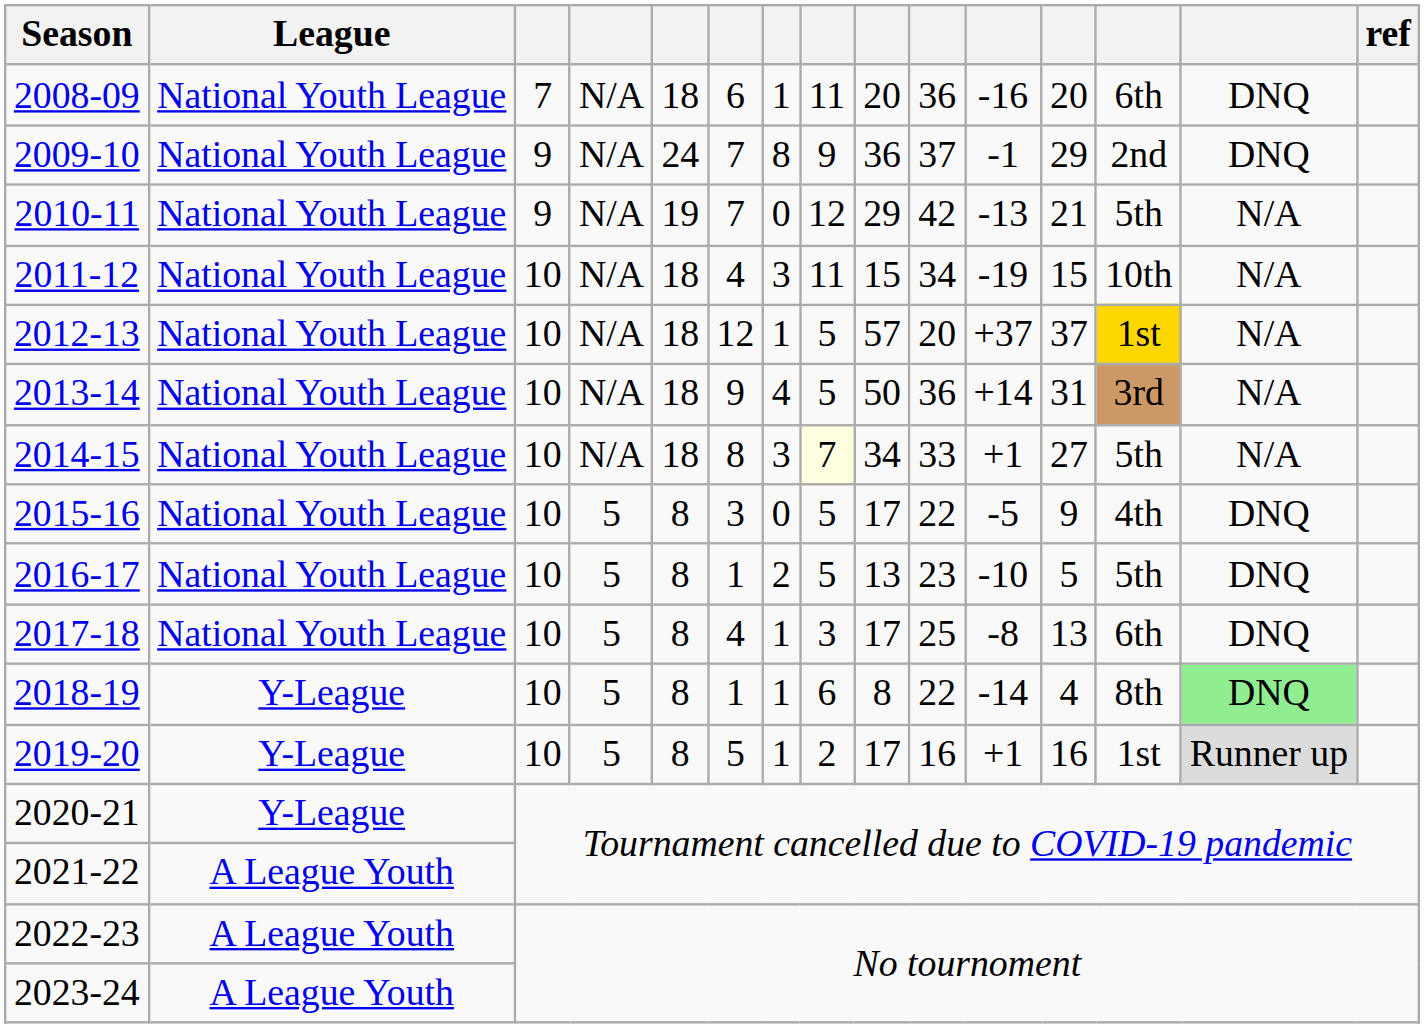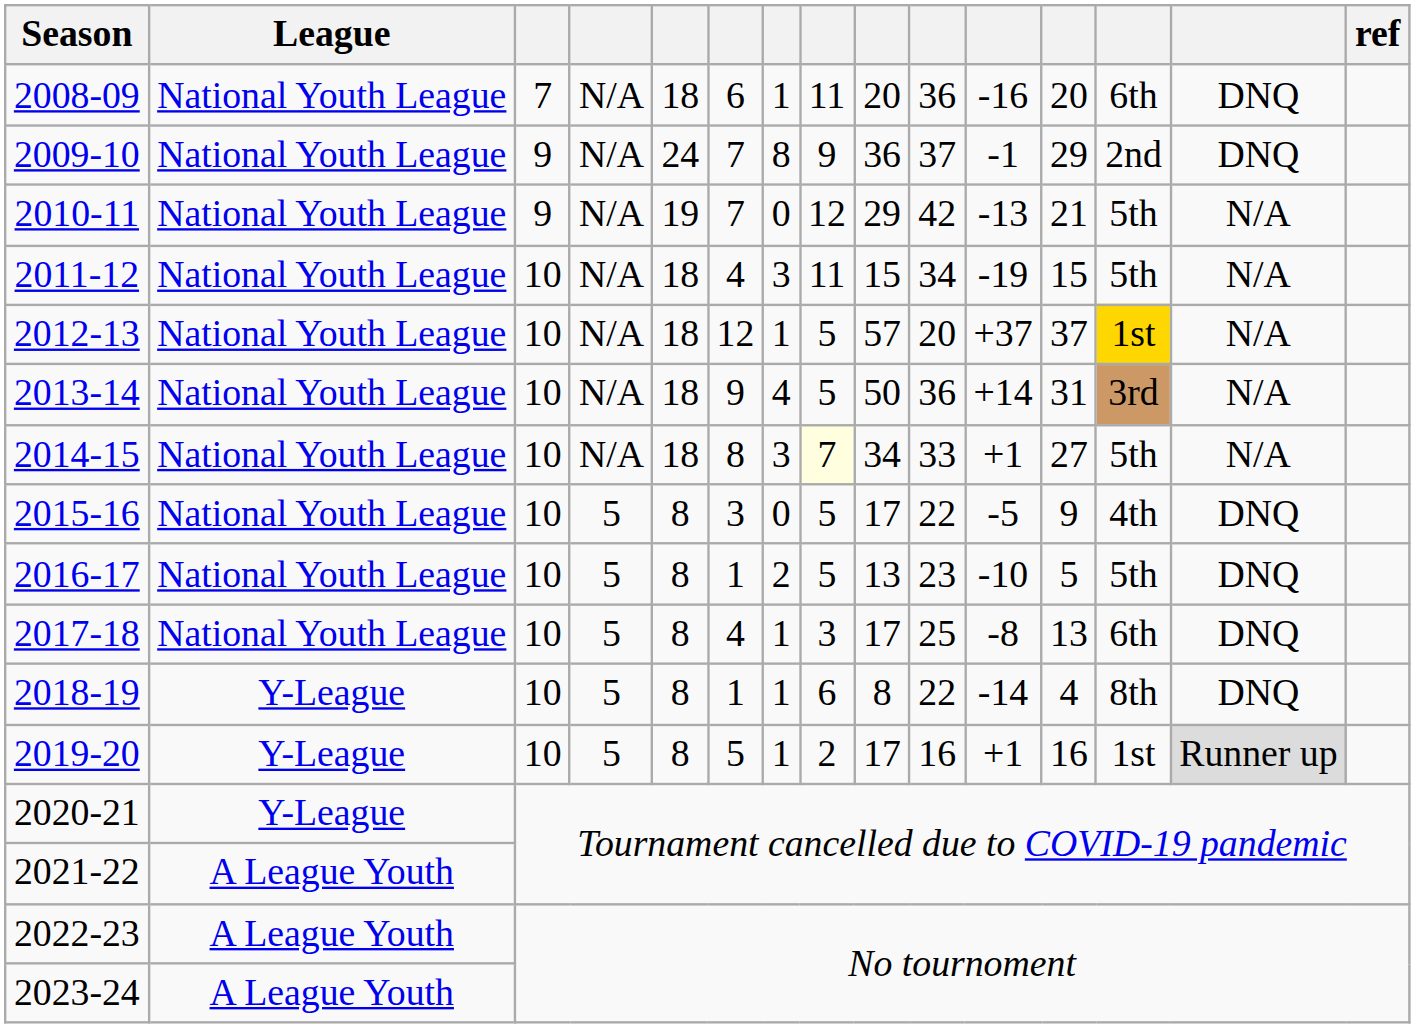(1139, 273) 10th -> (1133, 273) 5th
(1269, 693) lightgreen background -> (1258, 693) no background
